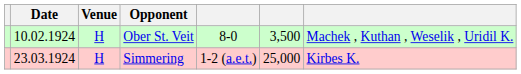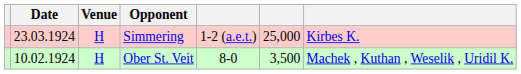rows swapped: (159, 36) <-> (154, 58)
